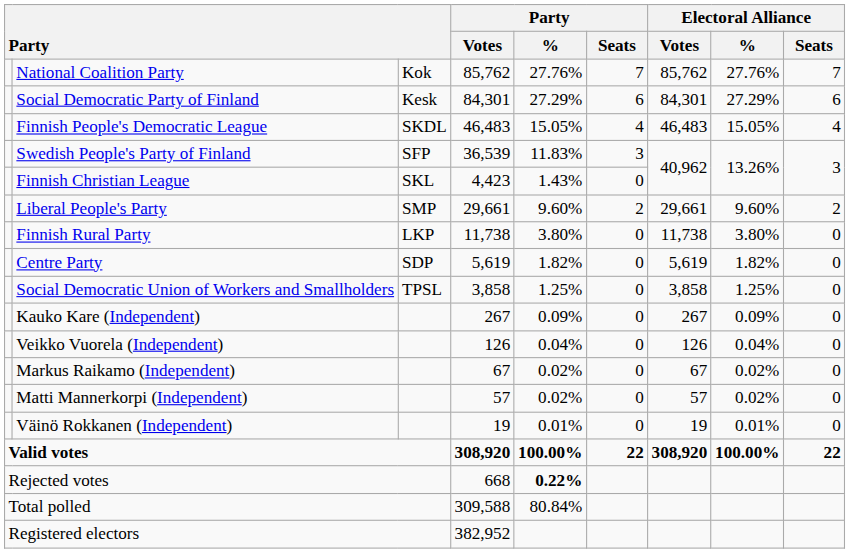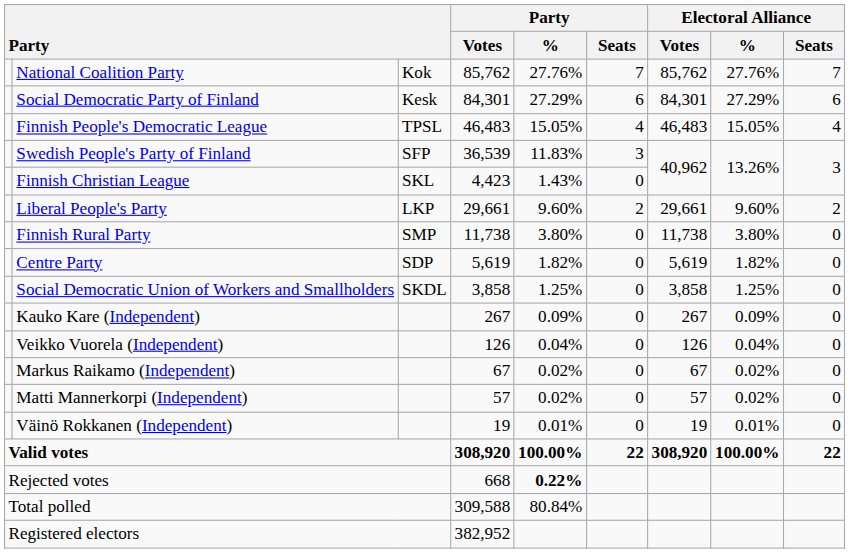(424, 126) SKDL -> (422, 126) TPSL
(419, 208) SMP -> (418, 208) LKP
(418, 235) LKP -> (419, 235) SMP
(422, 289) TPSL -> (424, 289) SKDL
